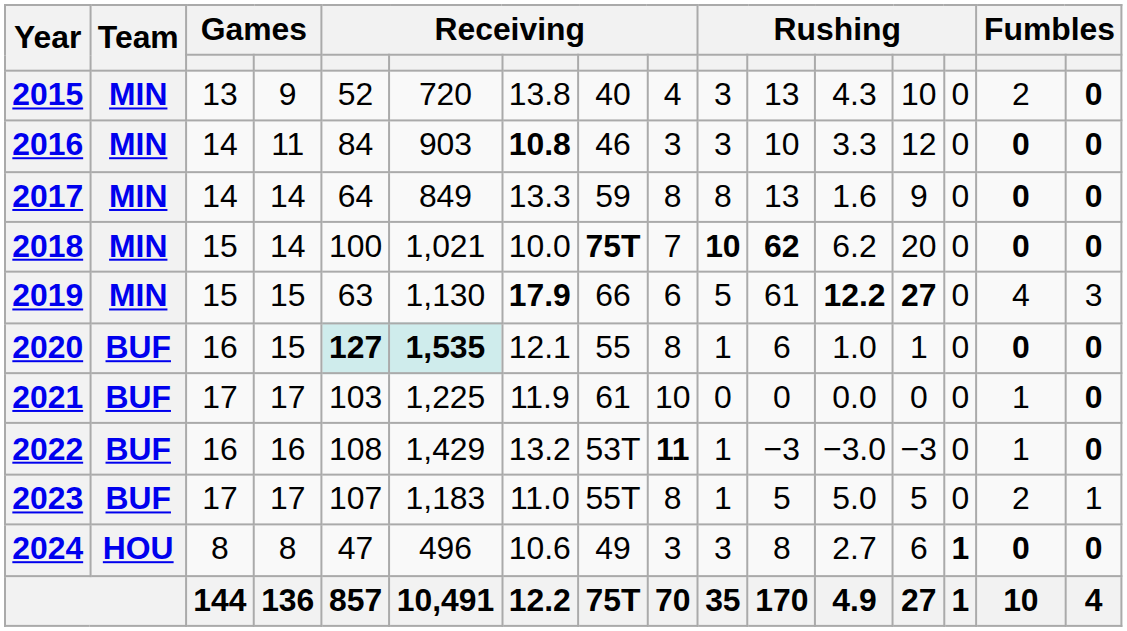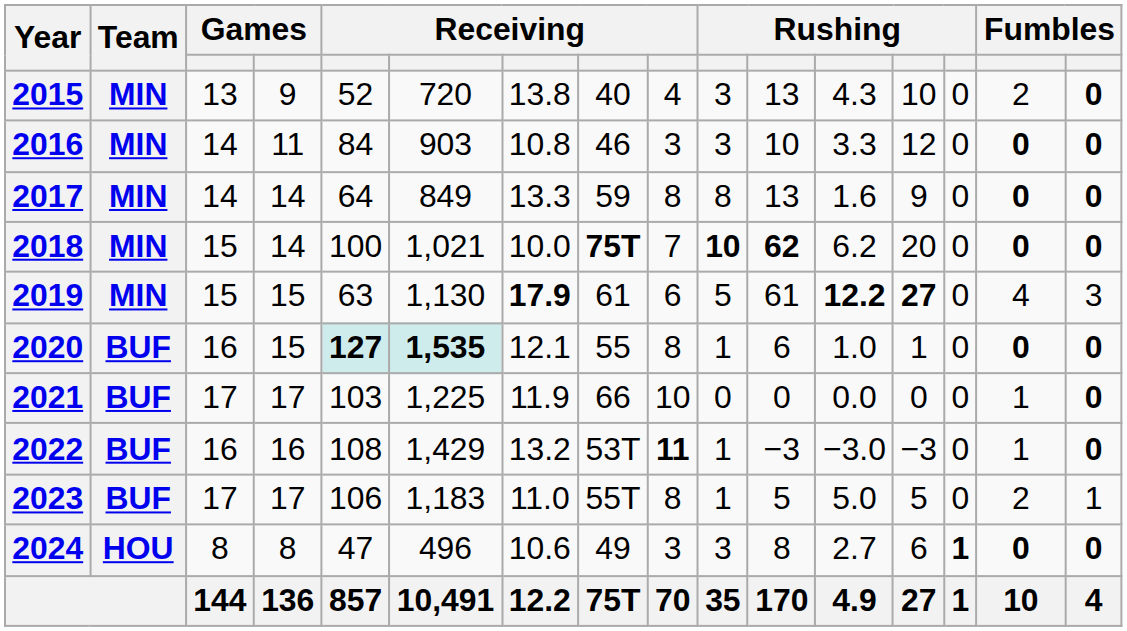(540, 145) bold -> (540, 145) normal
(613, 296) 66 -> (613, 296) 61
(613, 397) 61 -> (613, 397) 66
(356, 498) 107 -> (356, 498) 106
